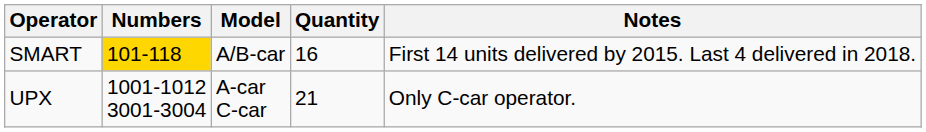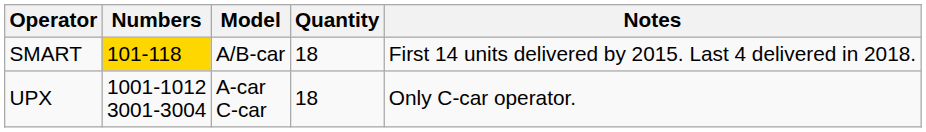(306, 53) 16 -> (306, 53) 18
(306, 98) 21 -> (306, 98) 18
